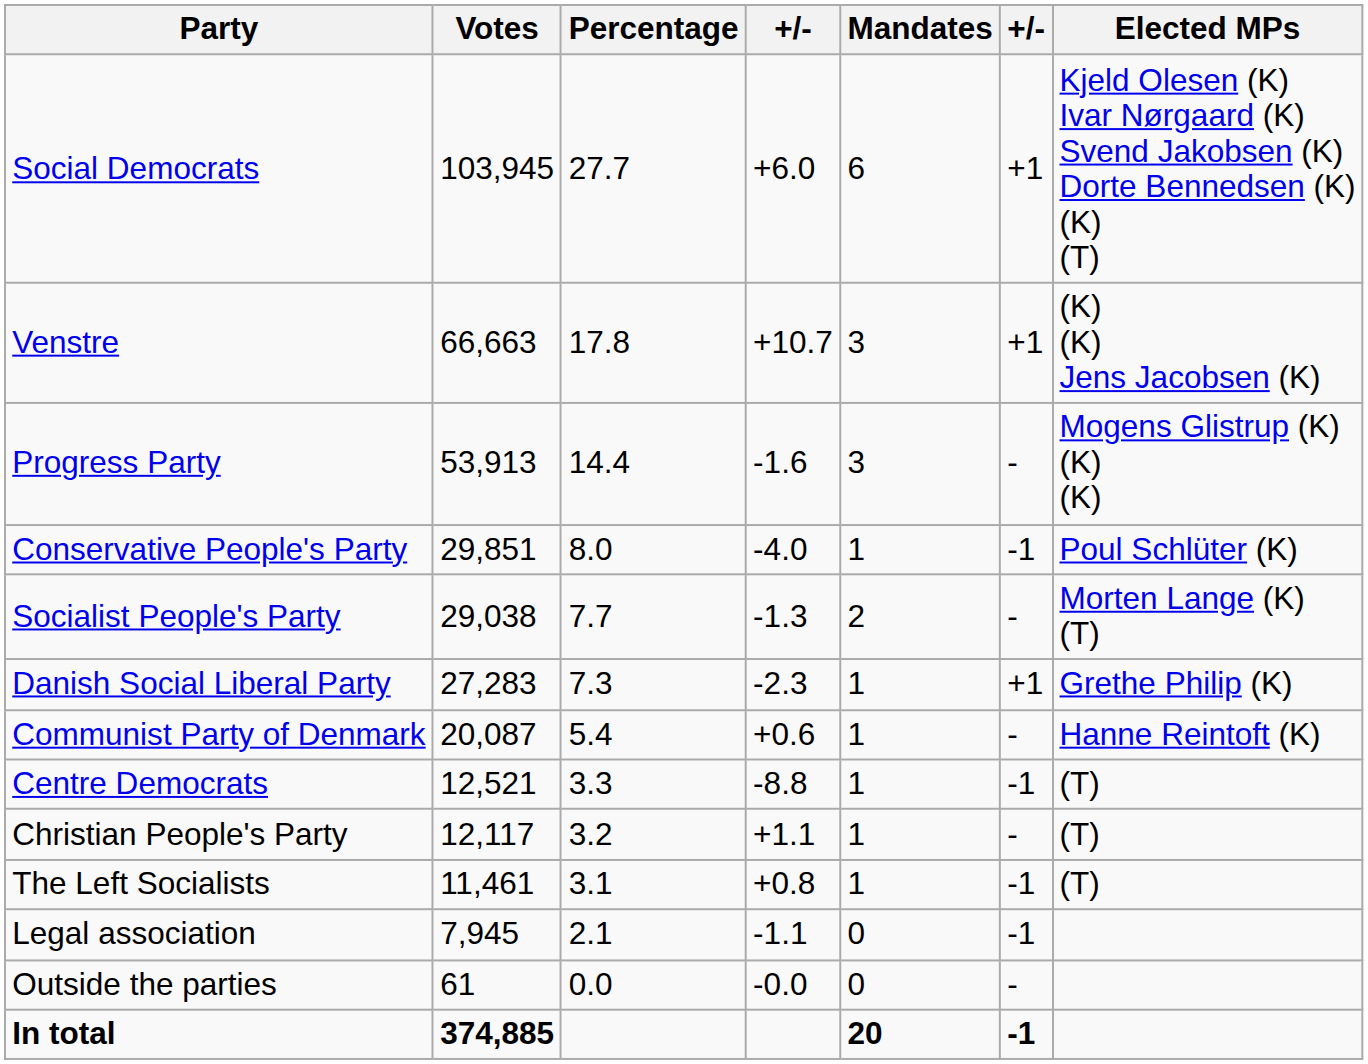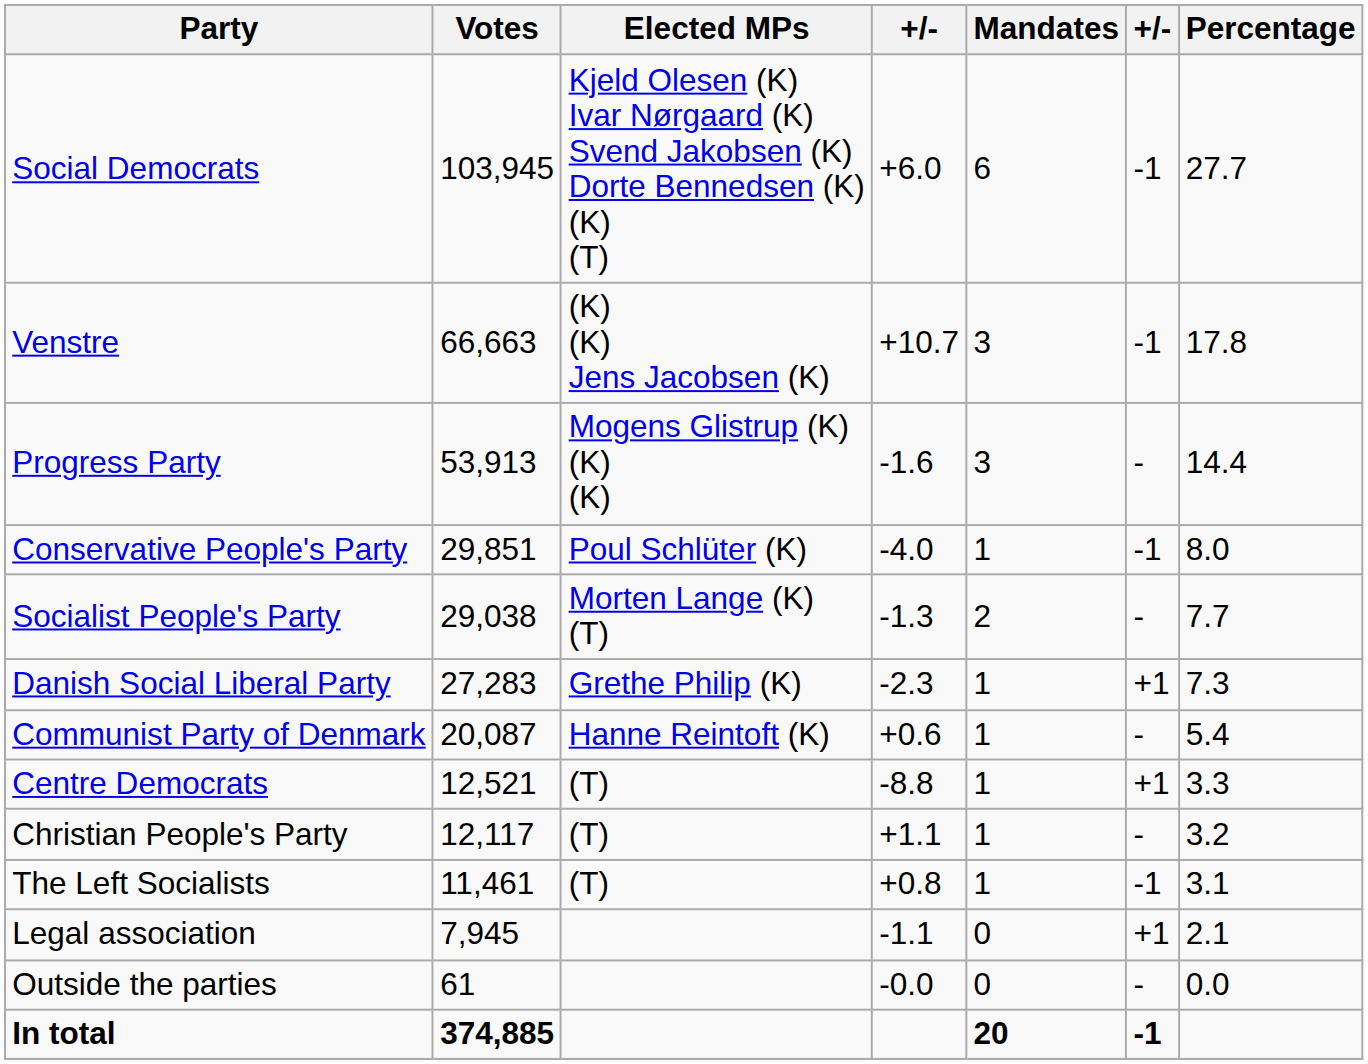columns swapped: (654, 29) <-> (1208, 29)
(1025, 168) +1 -> (1148, 168) -1
(1025, 342) +1 -> (1148, 342) -1
(1021, 784) -1 -> (1151, 784) +1
(1021, 933) -1 -> (1151, 933) +1
